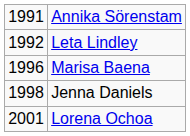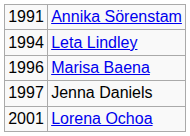(26, 42) 1992 -> (26, 42) 1994
(26, 93) 1998 -> (26, 93) 1997
